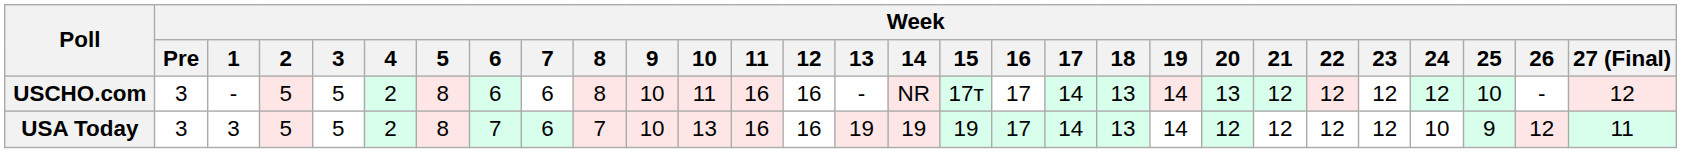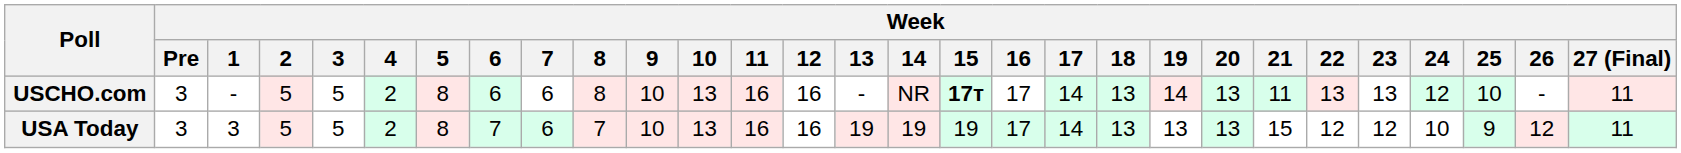(704, 93) 11 -> (704, 93) 13
(966, 93) normal -> (966, 93) bold
(1280, 93) 12 -> (1280, 93) 11
(1332, 93) 12 -> (1332, 93) 13
(1385, 93) 12 -> (1385, 93) 13
(1622, 93) 12 -> (1622, 93) 11
(1175, 128) 14 -> (1175, 128) 13
(1228, 128) 12 -> (1228, 128) 13
(1280, 128) 12 -> (1280, 128) 15
